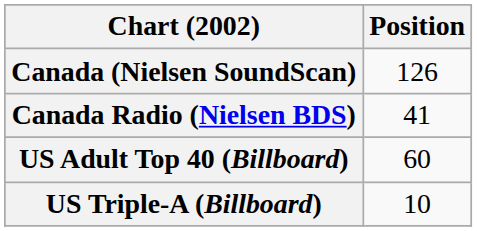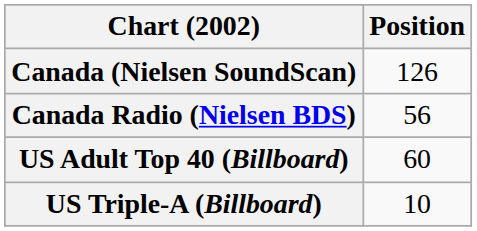(417, 114) 41 -> (417, 114) 56
